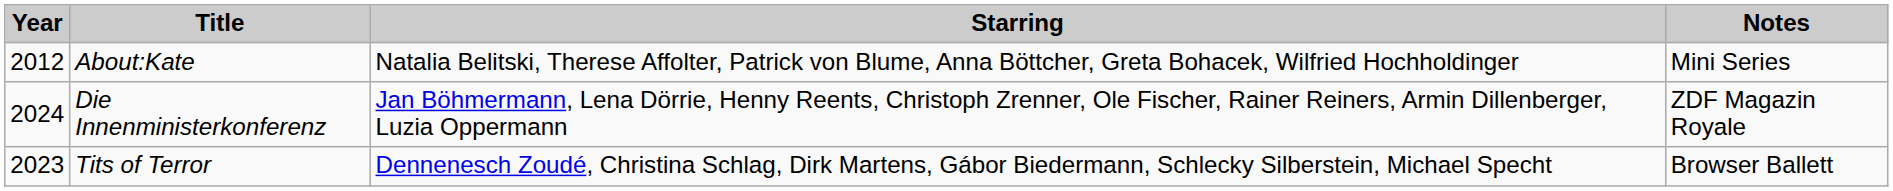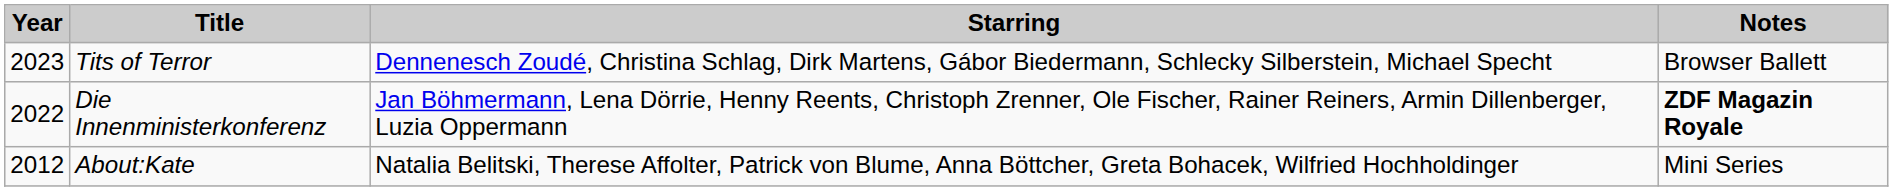rows swapped: (135, 61) <-> (143, 165)
(37, 113) 2024 -> (37, 113) 2022
(1743, 113) normal -> (1738, 113) bold
